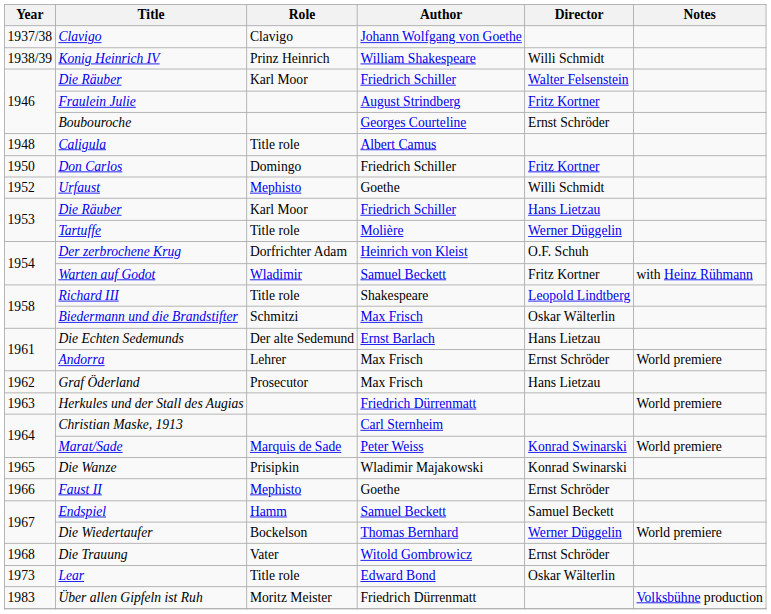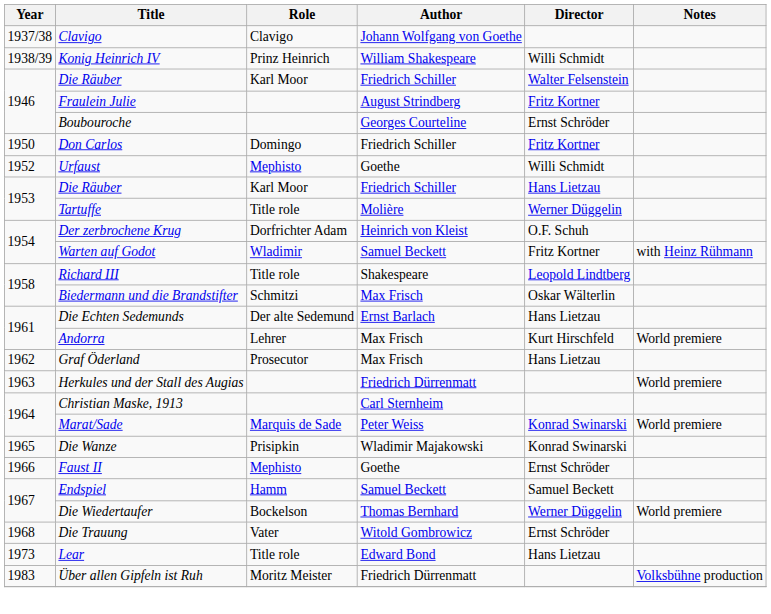- row: (21, 144)
(569, 360) Ernst Schröder -> (571, 338) Kurt Hirschfeld
(572, 576) Oskar Wälterlin -> (564, 554) Hans Lietzau
